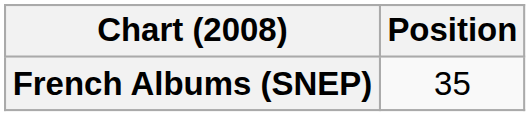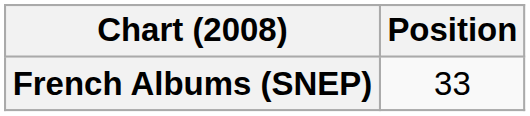(452, 82) 35 -> (452, 82) 33
